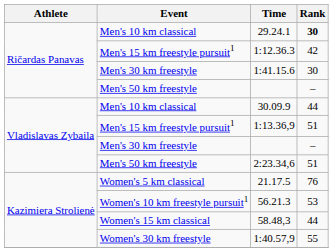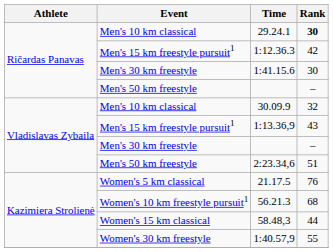(313, 107) 44 -> (313, 107) 32
(313, 126) 51 -> (313, 126) 43
(313, 201) 53 -> (313, 201) 68
